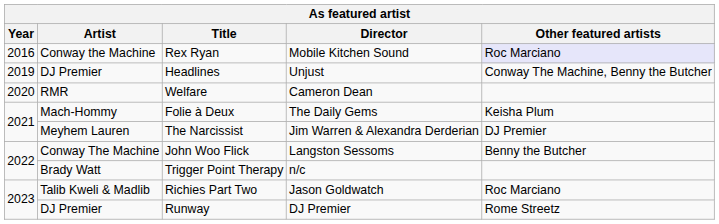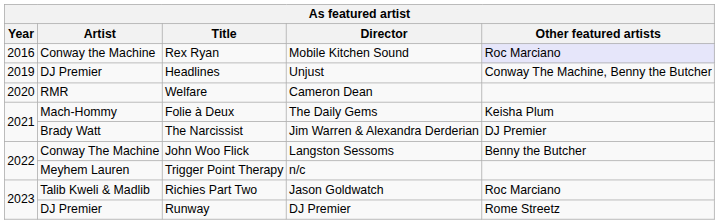(85, 131) Meyhem Lauren -> (71, 131) Brady Watt
(71, 170) Brady Watt -> (85, 170) Meyhem Lauren
